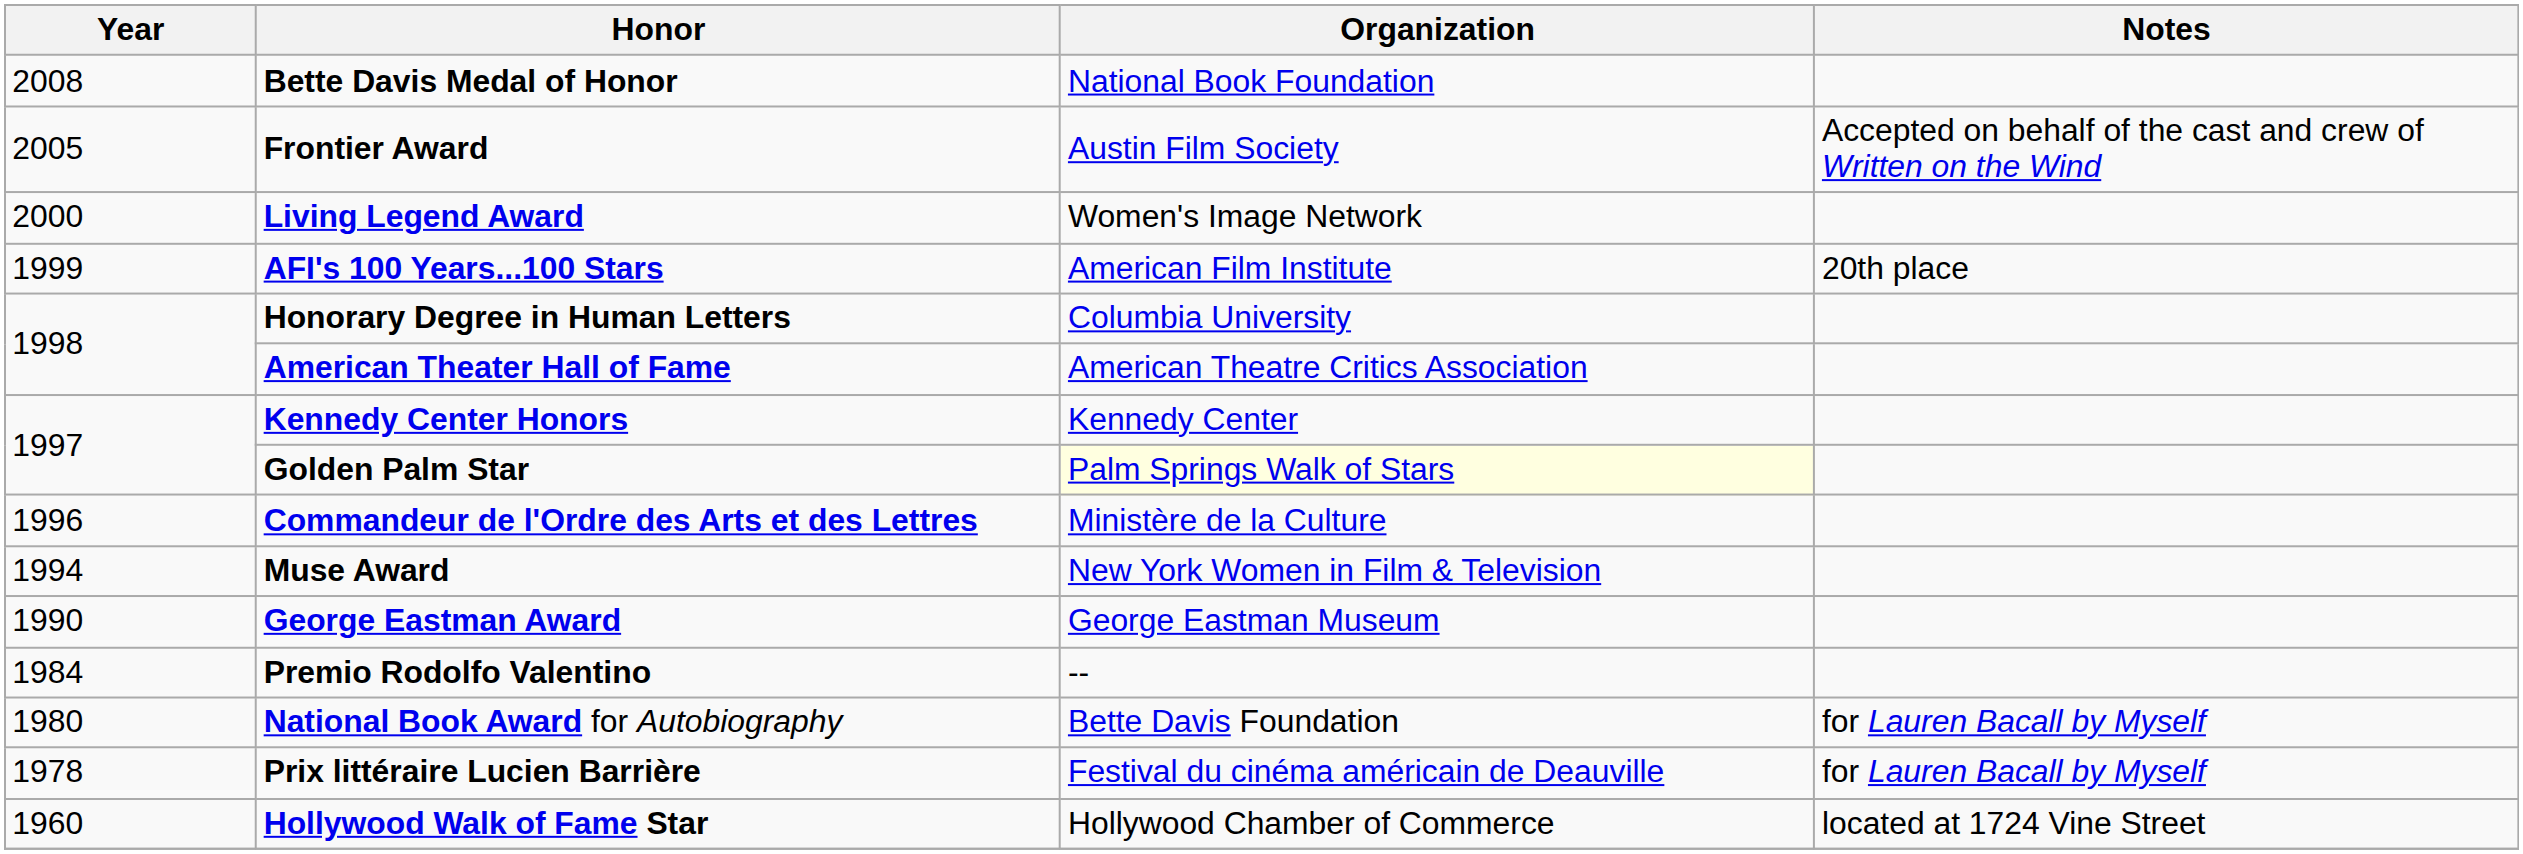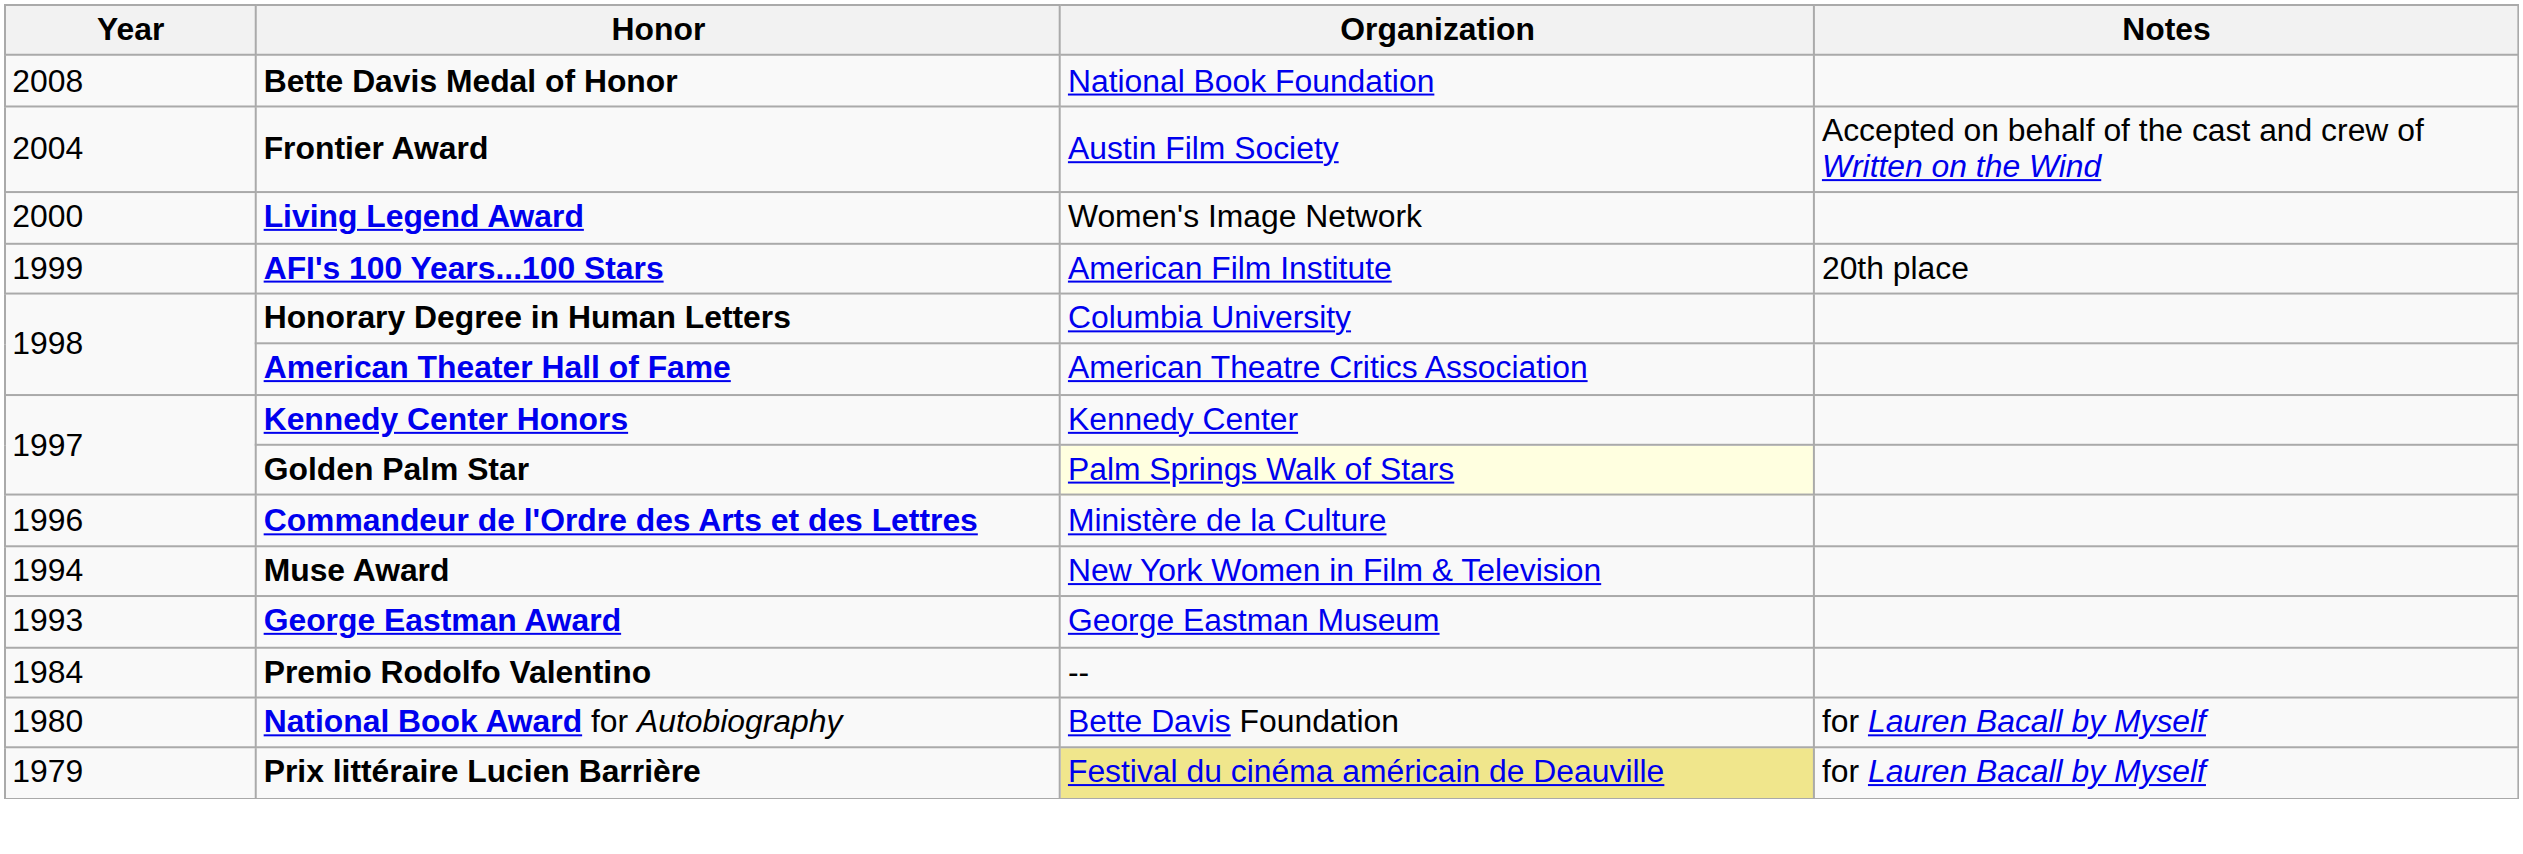(48, 148) 2005 -> (48, 148) 2004
(48, 621) 1990 -> (48, 621) 1993
(48, 772) 1978 -> (48, 772) 1979
(1366, 772) no background -> (1366, 772) khaki background
- row: (486, 823)
